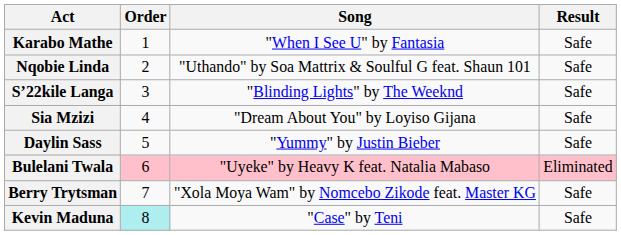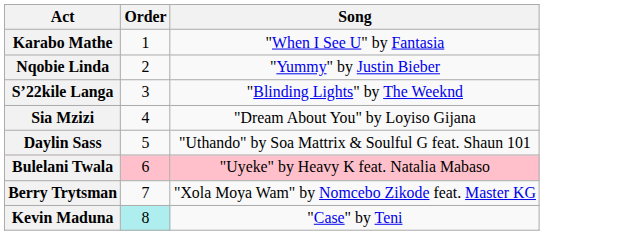- column: (578, 17)
(355, 67) "Uthando" by Soa Mattrix & Soulful G feat. Shaun 101 -> (355, 67) "Yummy" by Justin Bieber
(355, 142) "Yummy" by Justin Bieber -> (355, 142) "Uthando" by Soa Mattrix & Soulful G feat. Shaun 101
